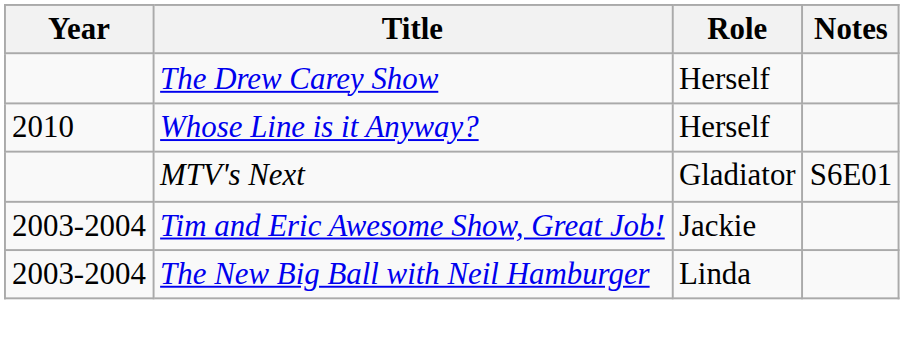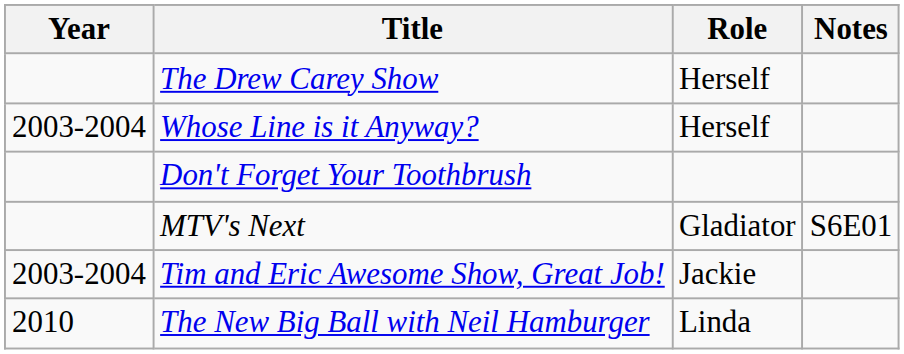(43, 126) 2010 -> (79, 126) 2003-2004
+ row: (346, 175)
(79, 273) 2003-2004 -> (43, 322) 2010
